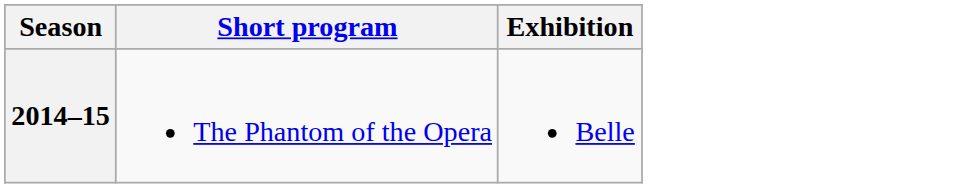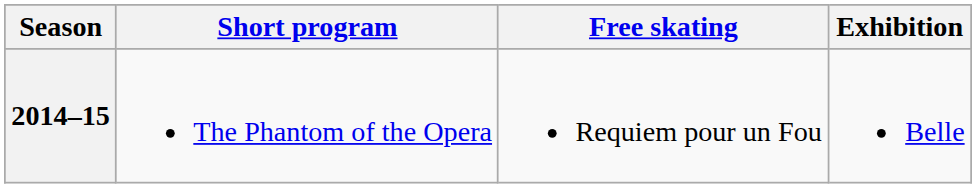+ column: (663, 26)
